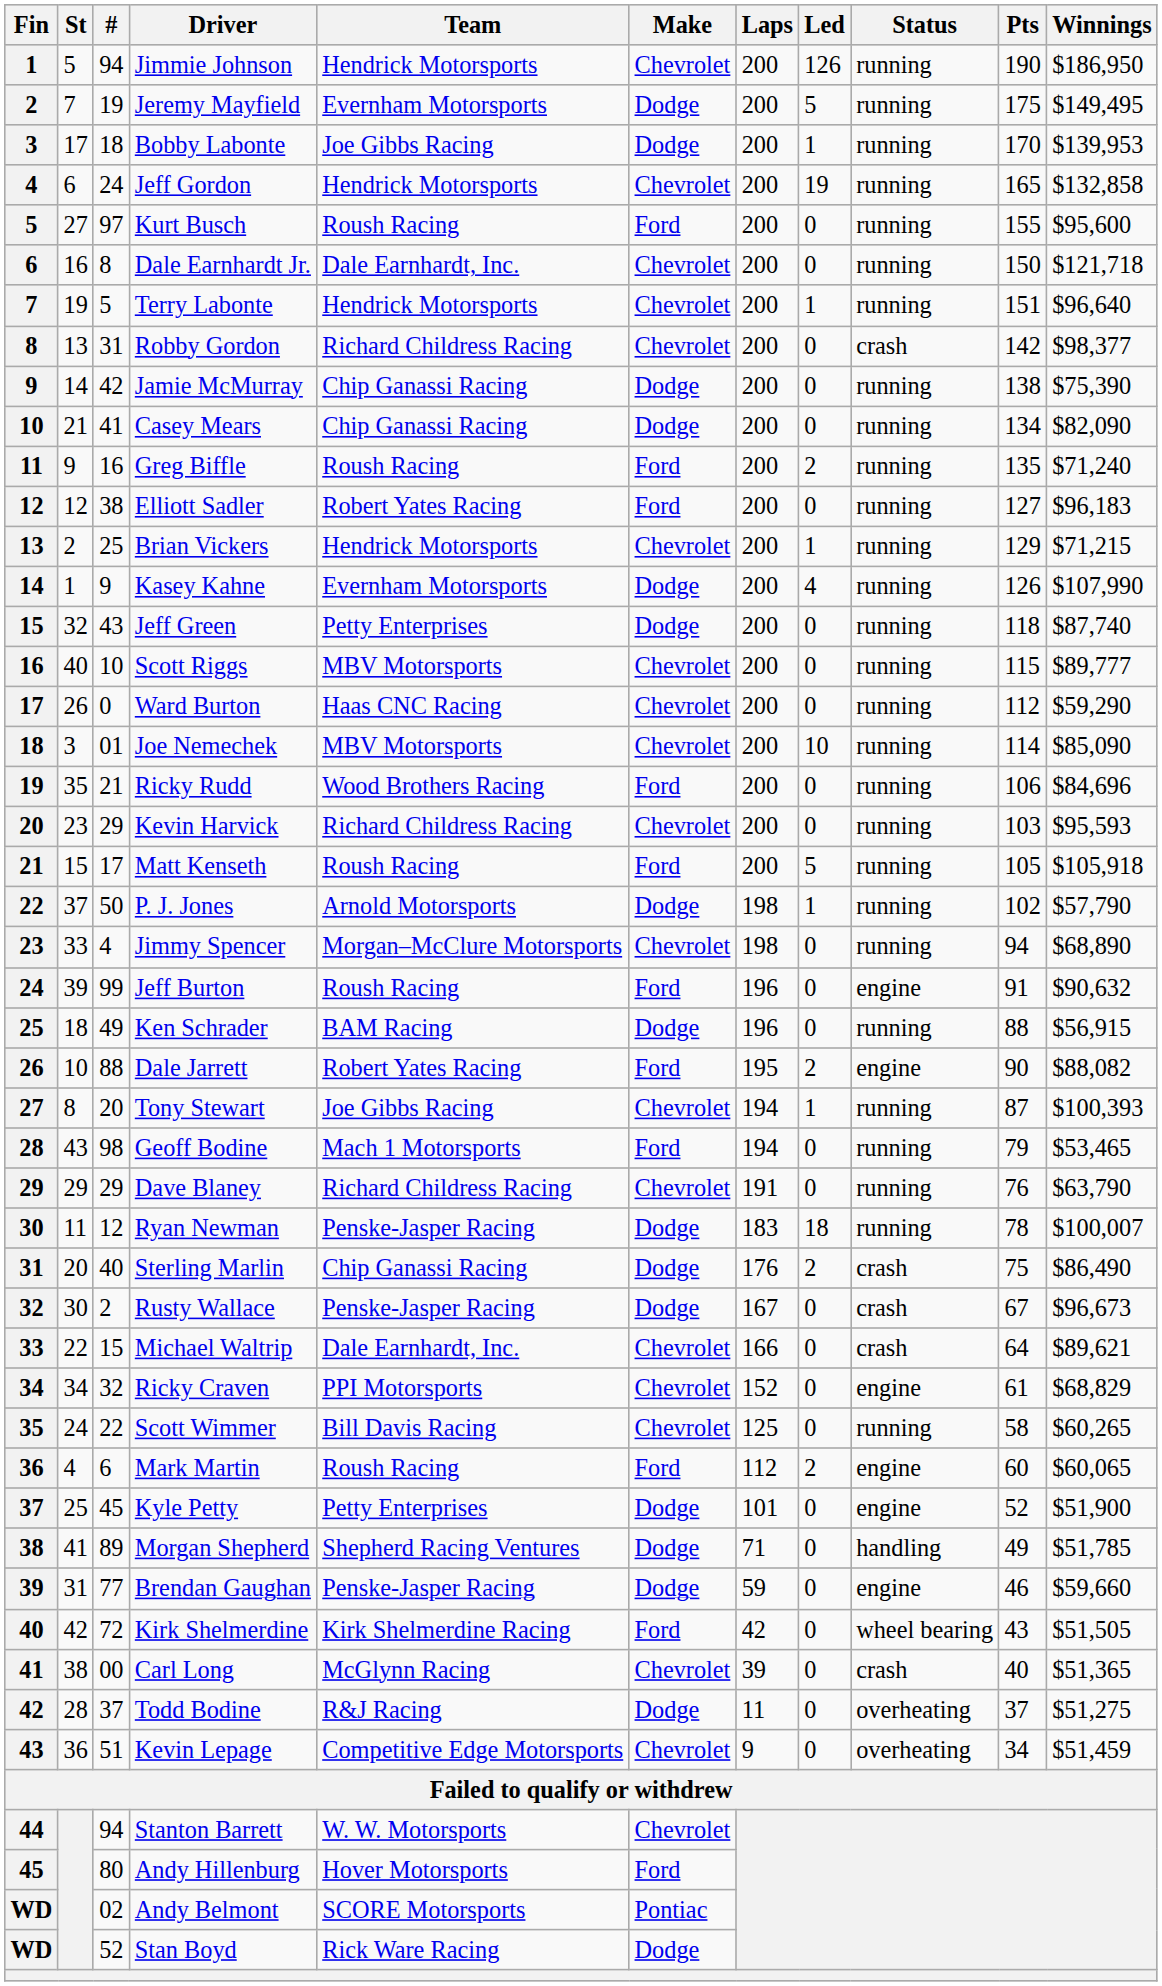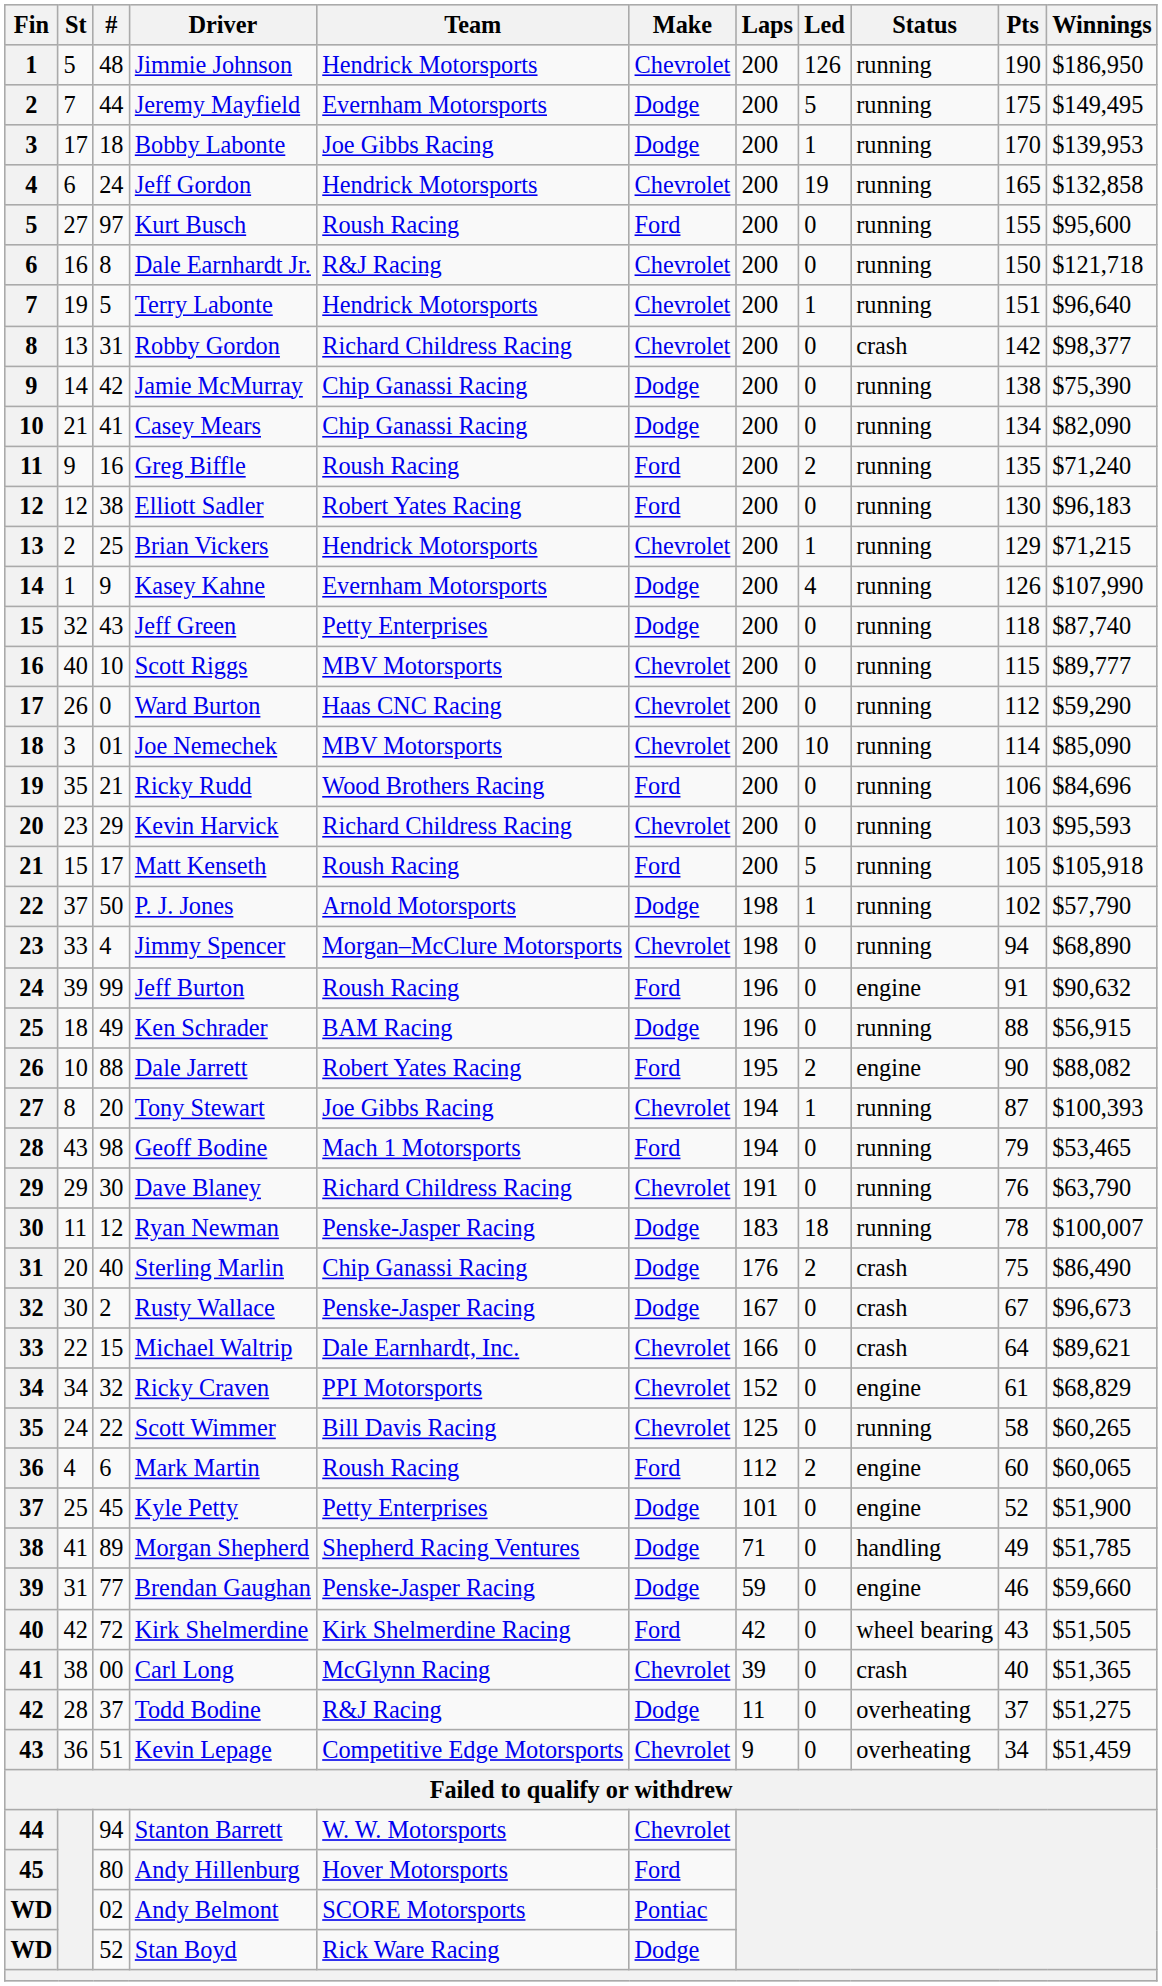(111, 64) 94 -> (111, 64) 48
(111, 104) 19 -> (111, 104) 44
(421, 265) Dale Earnhardt, Inc. -> (382, 265) R&J Racing
(1023, 505) 127 -> (1023, 505) 130
(111, 1187) 29 -> (111, 1187) 30
